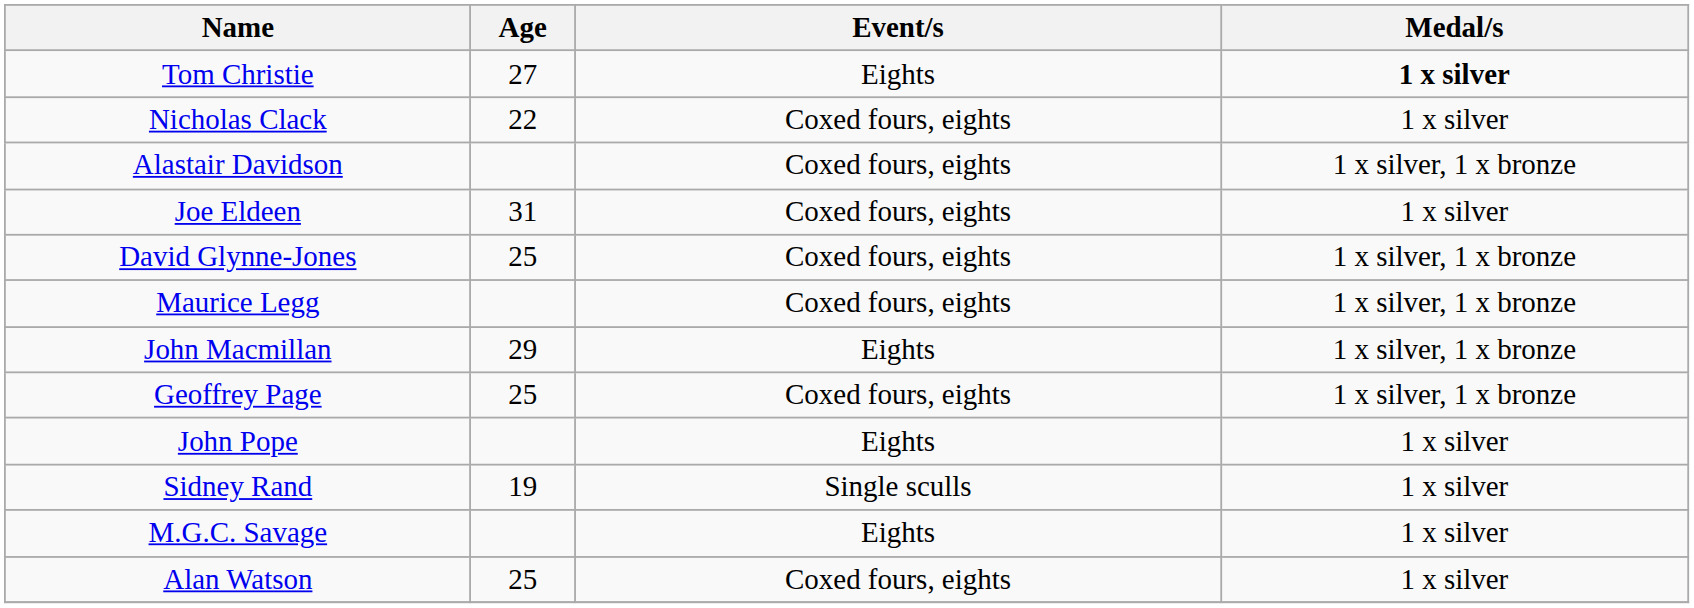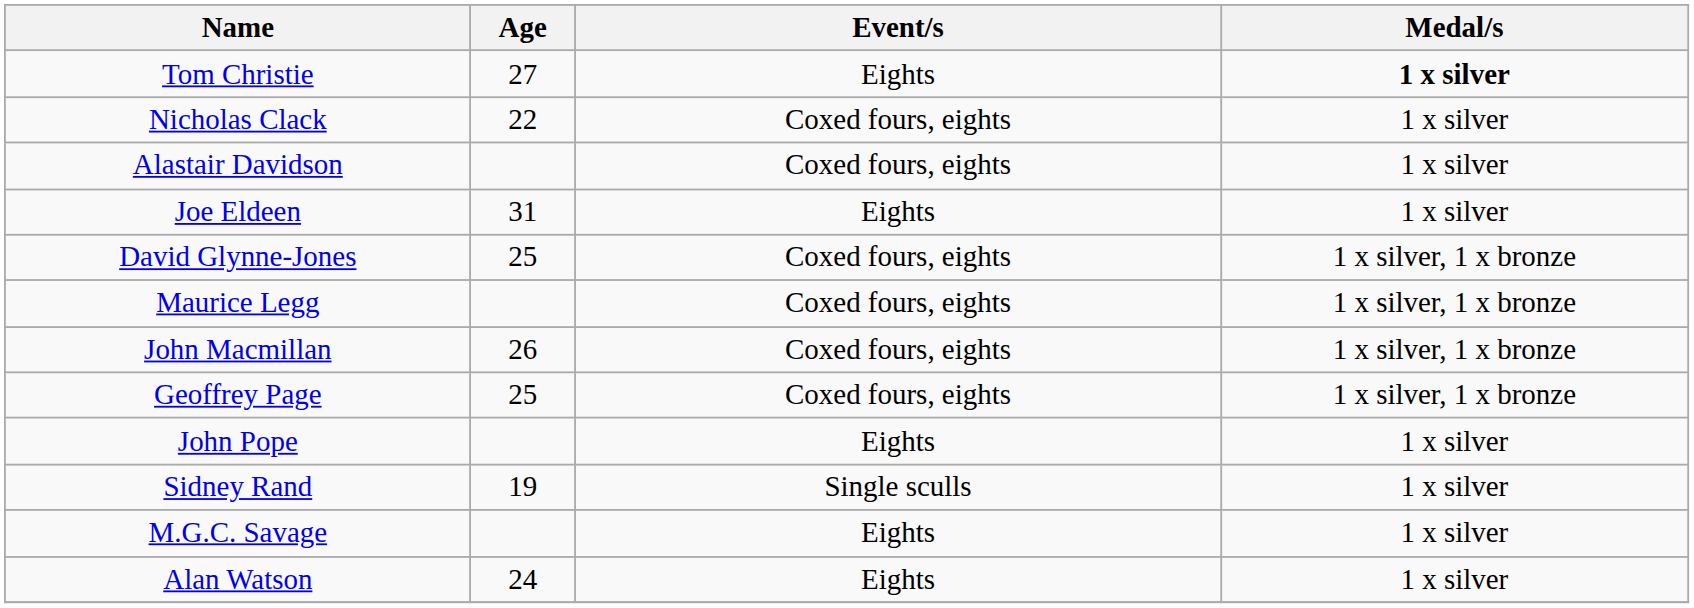(1454, 165) 1 x silver, 1 x bronze -> (1454, 165) 1 x silver
(898, 211) Coxed fours, eights -> (898, 211) Eights
(523, 348) 29 -> (523, 348) 26
(898, 348) Eights -> (898, 348) Coxed fours, eights
(523, 578) 25 -> (523, 578) 24
(898, 578) Coxed fours, eights -> (898, 578) Eights
